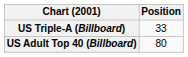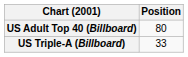rows swapped: (72, 44) <-> (72, 28)
